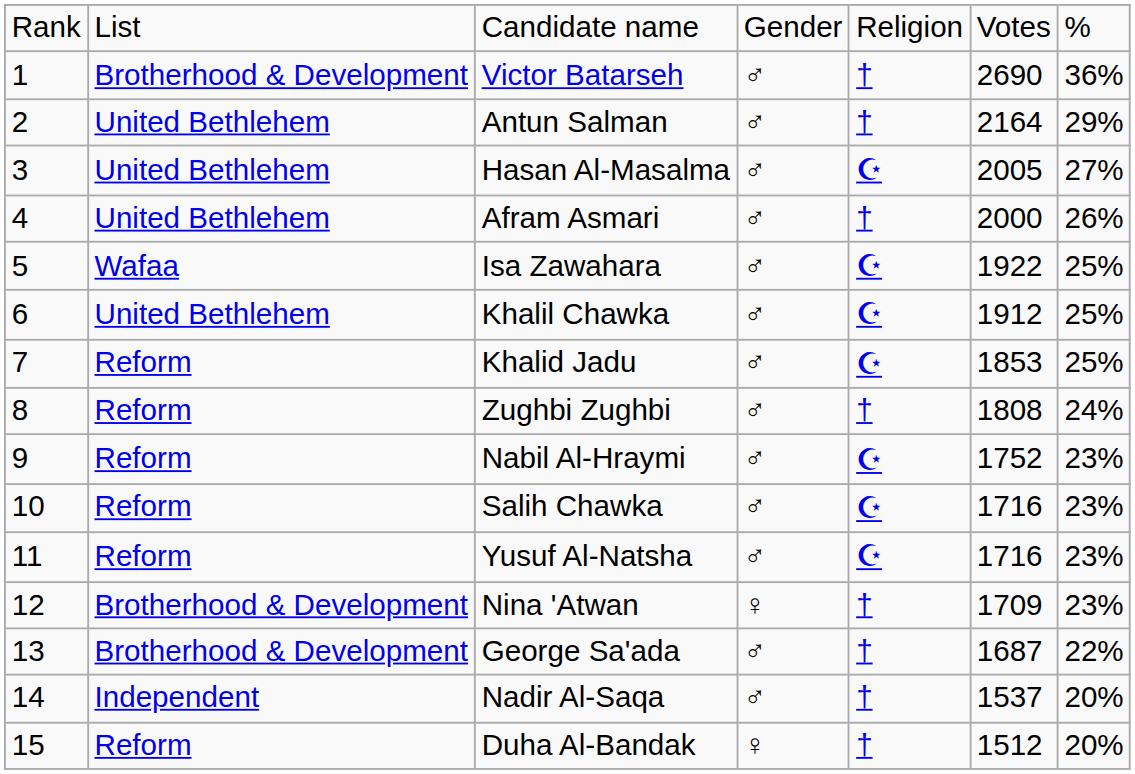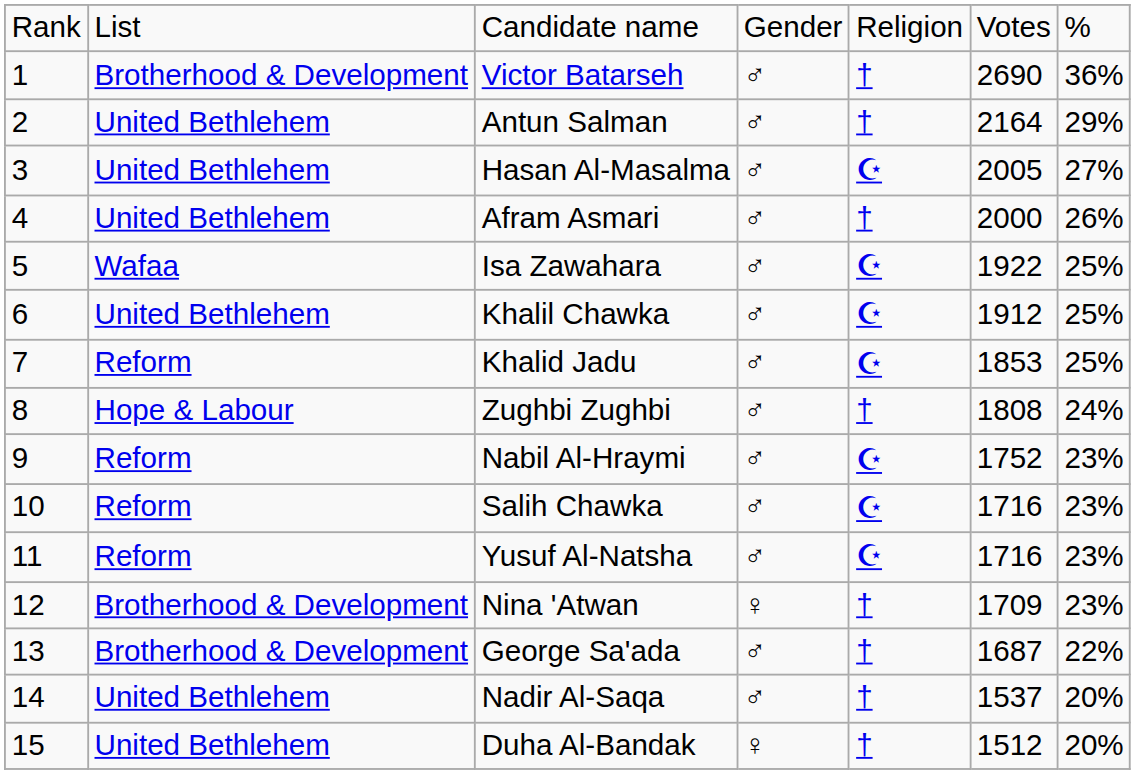(143, 410) Reform -> (194, 410) Hope & Labour
(177, 698) Independent -> (212, 698) United Bethlehem
(143, 745) Reform -> (212, 745) United Bethlehem
